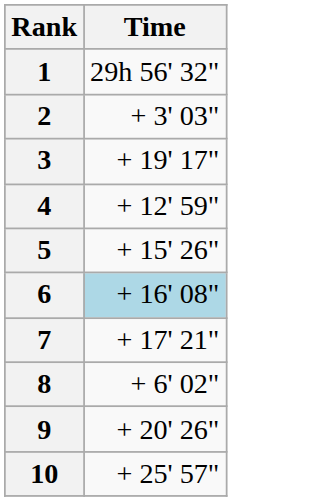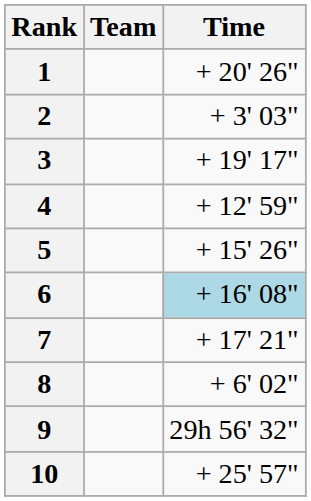+ column: (123, 26)
(155, 71) 29h 56' 32" -> (247, 71) + 20' 26"
(168, 428) + 20' 26" -> (234, 428) 29h 56' 32"
